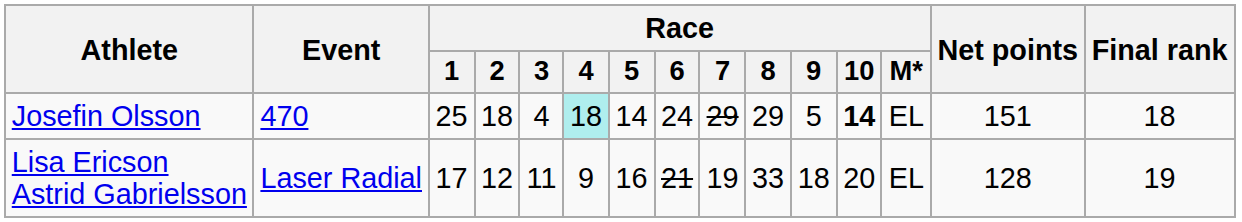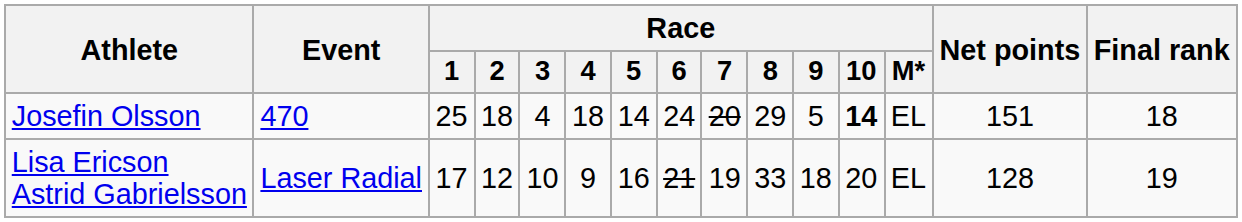(586, 117) paleturquoise background -> (588, 117) no background
(723, 117) 29 -> (725, 117) 20
(542, 178) 11 -> (543, 178) 10
